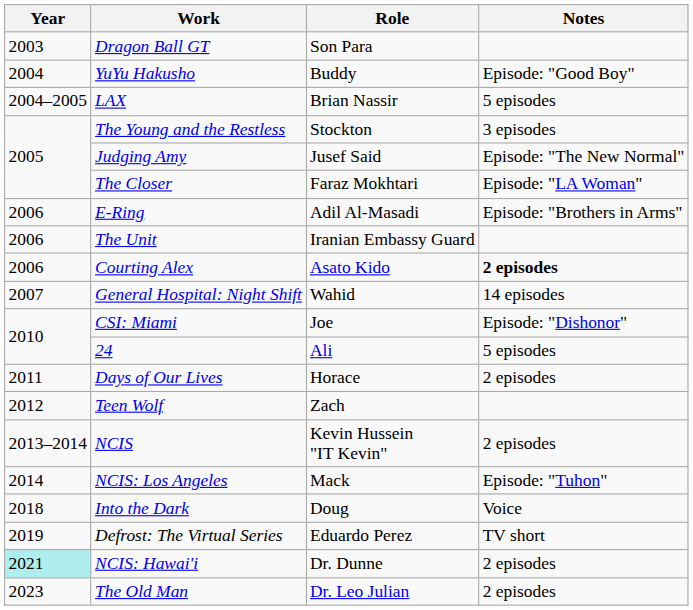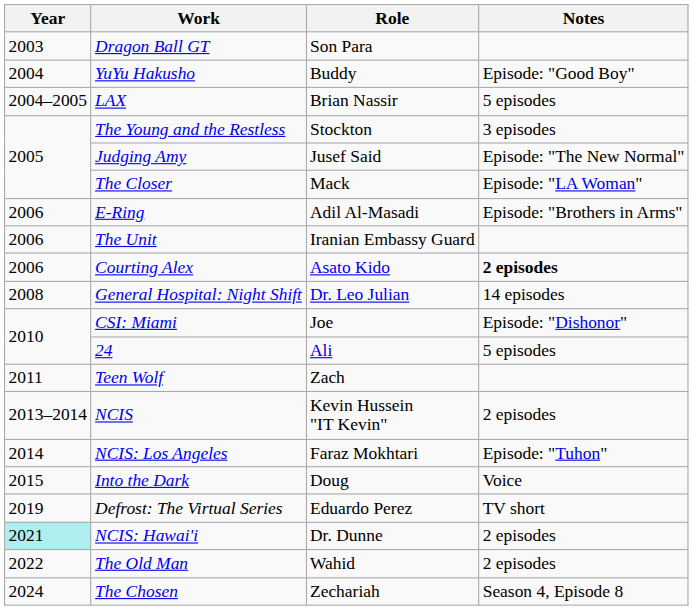(364, 184) Faraz Mokhtari -> (330, 184) Mack
(26, 294) 2007 -> (26, 294) 2008
(333, 294) Wahid -> (360, 294) Dr. Leo Julian
- row: (159, 377)
(26, 405) 2012 -> (26, 377) 2011
(330, 480) Mack -> (364, 452) Faraz Mokhtari
(26, 508) 2018 -> (26, 480) 2015
(26, 591) 2023 -> (26, 563) 2022
(360, 591) Dr. Leo Julian -> (333, 563) Wahid
+ row: (137, 591)
